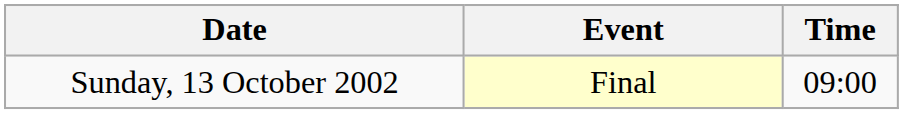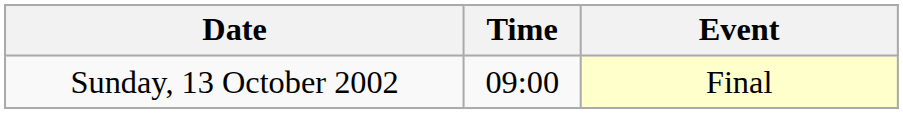columns swapped: (840, 30) <-> (623, 30)
